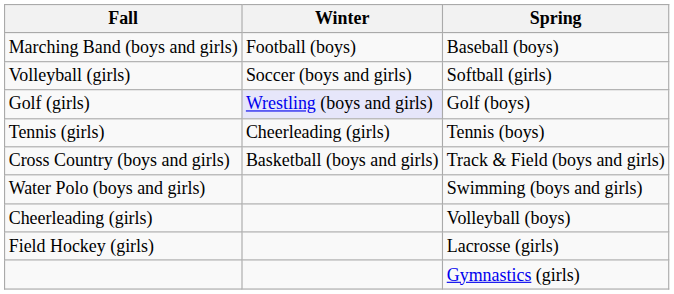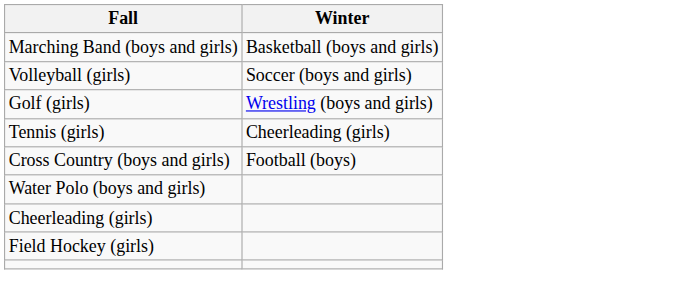- column: (556, 18)
(301, 47) Football (boys) -> (342, 47) Basketball (boys and girls)
(339, 103) lavender background -> (339, 103) no background
(342, 160) Basketball (boys and girls) -> (301, 160) Football (boys)
